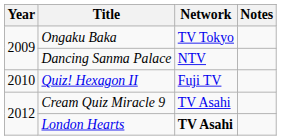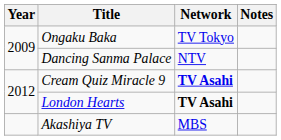- row: (90, 80)
(204, 102) normal -> (205, 80) bold
+ row: (76, 124)
